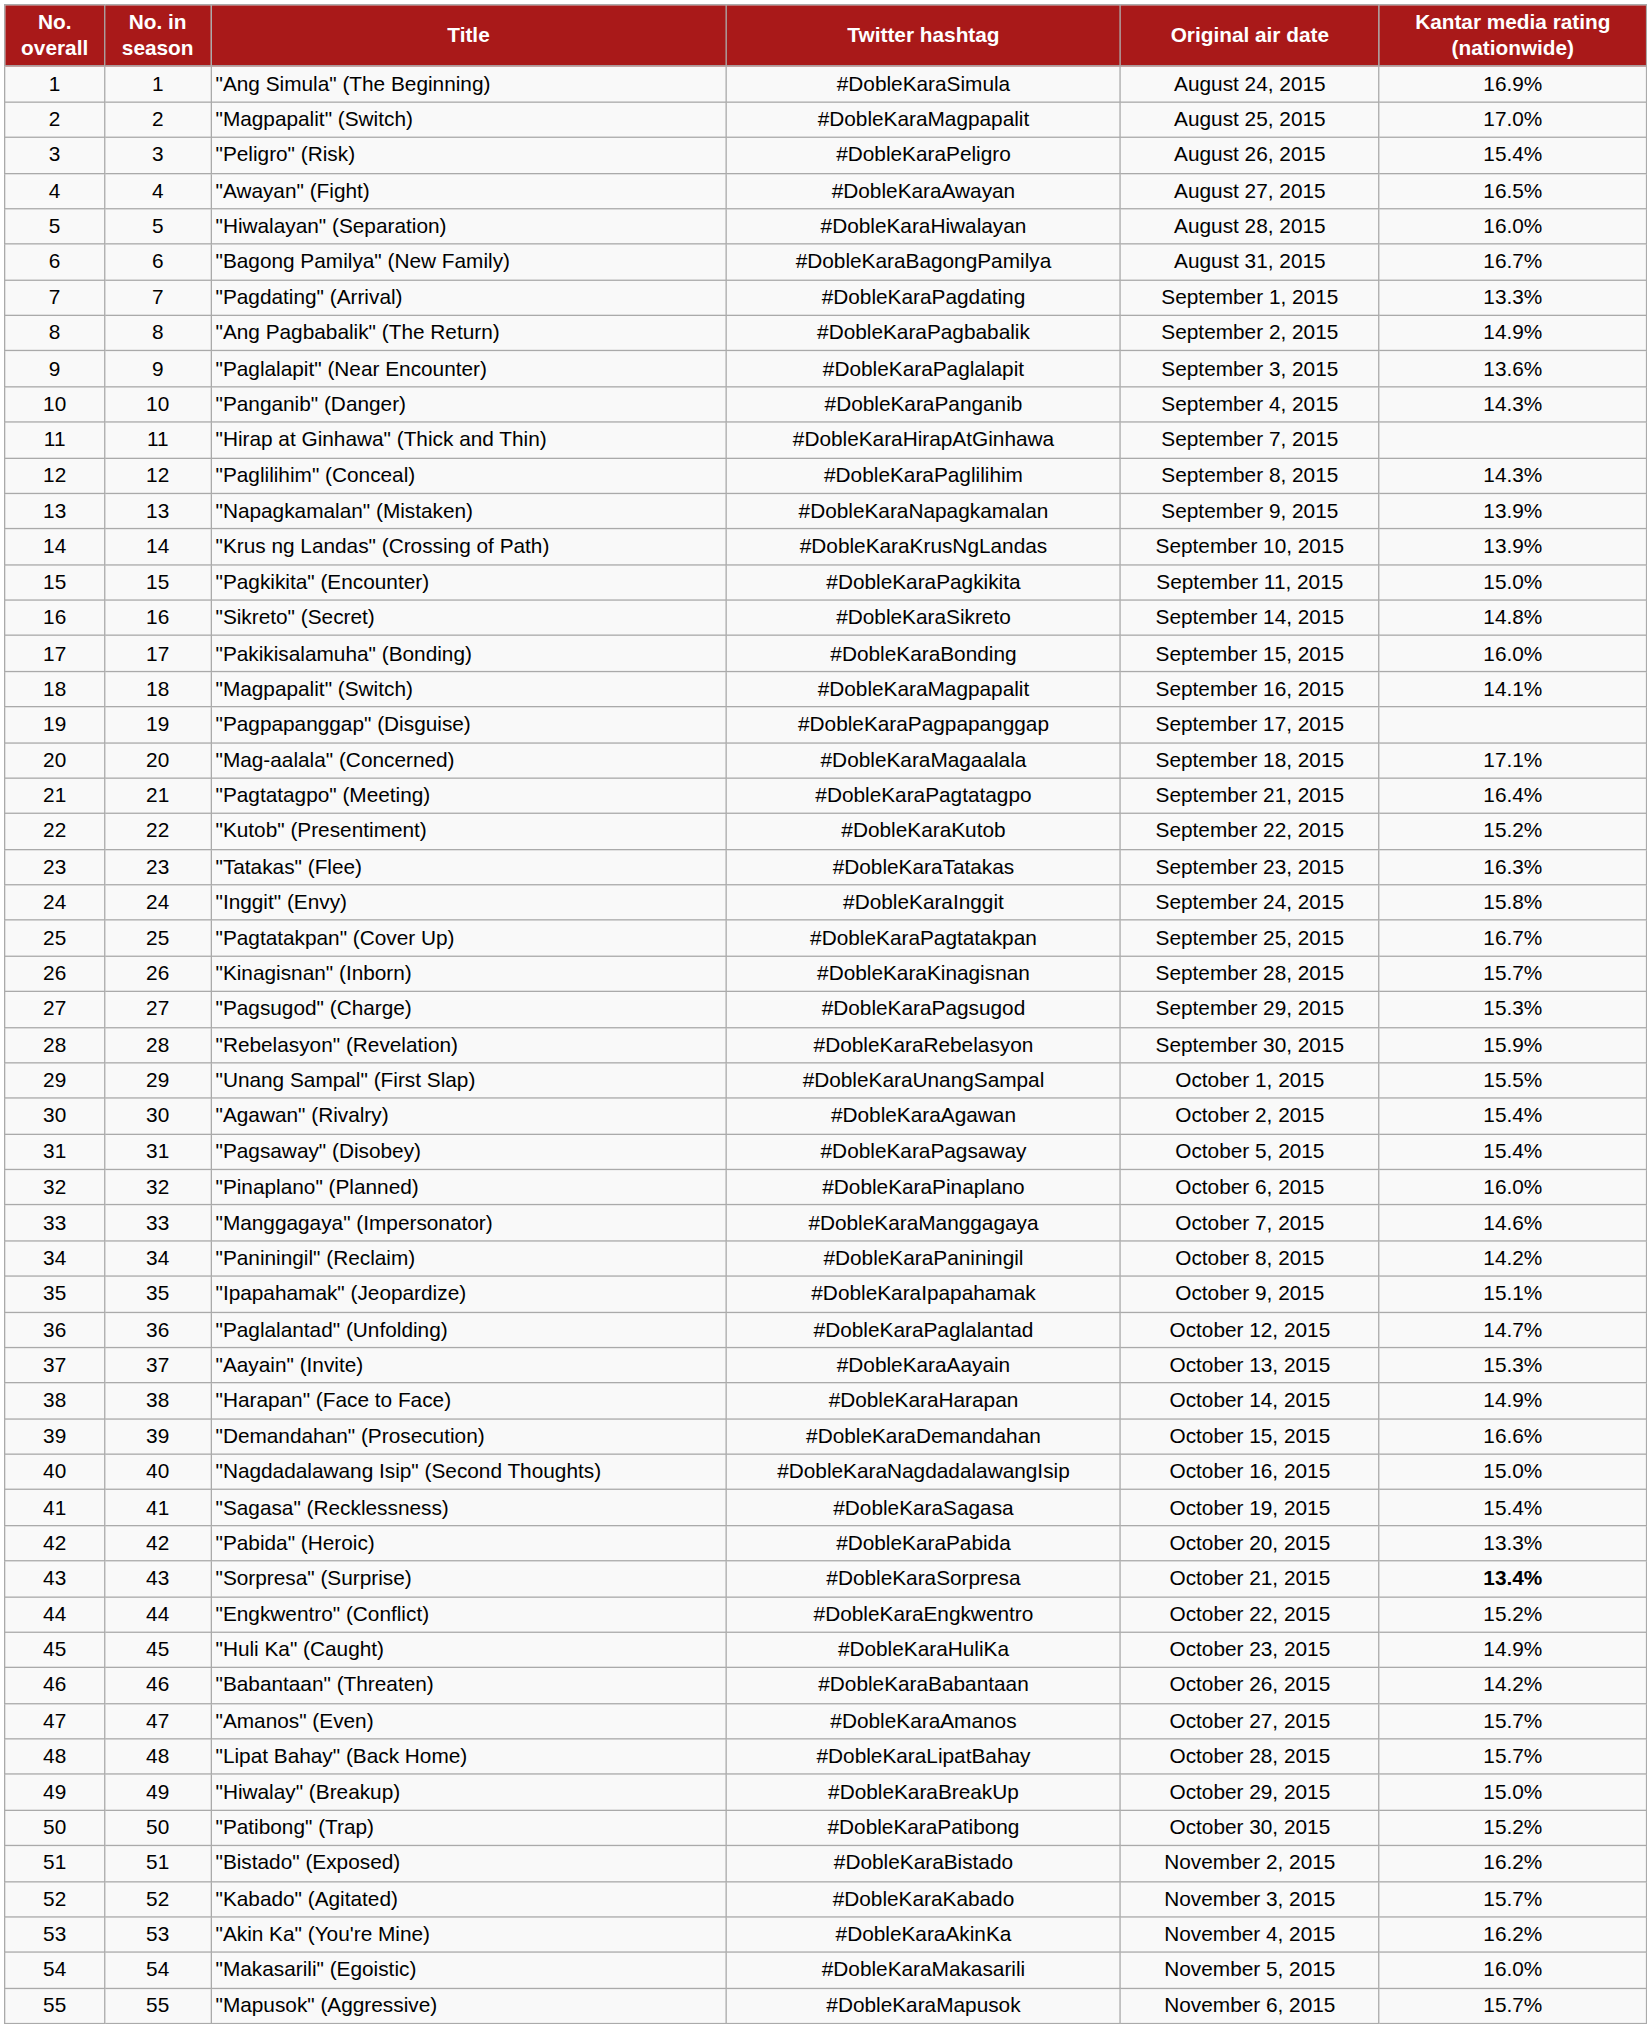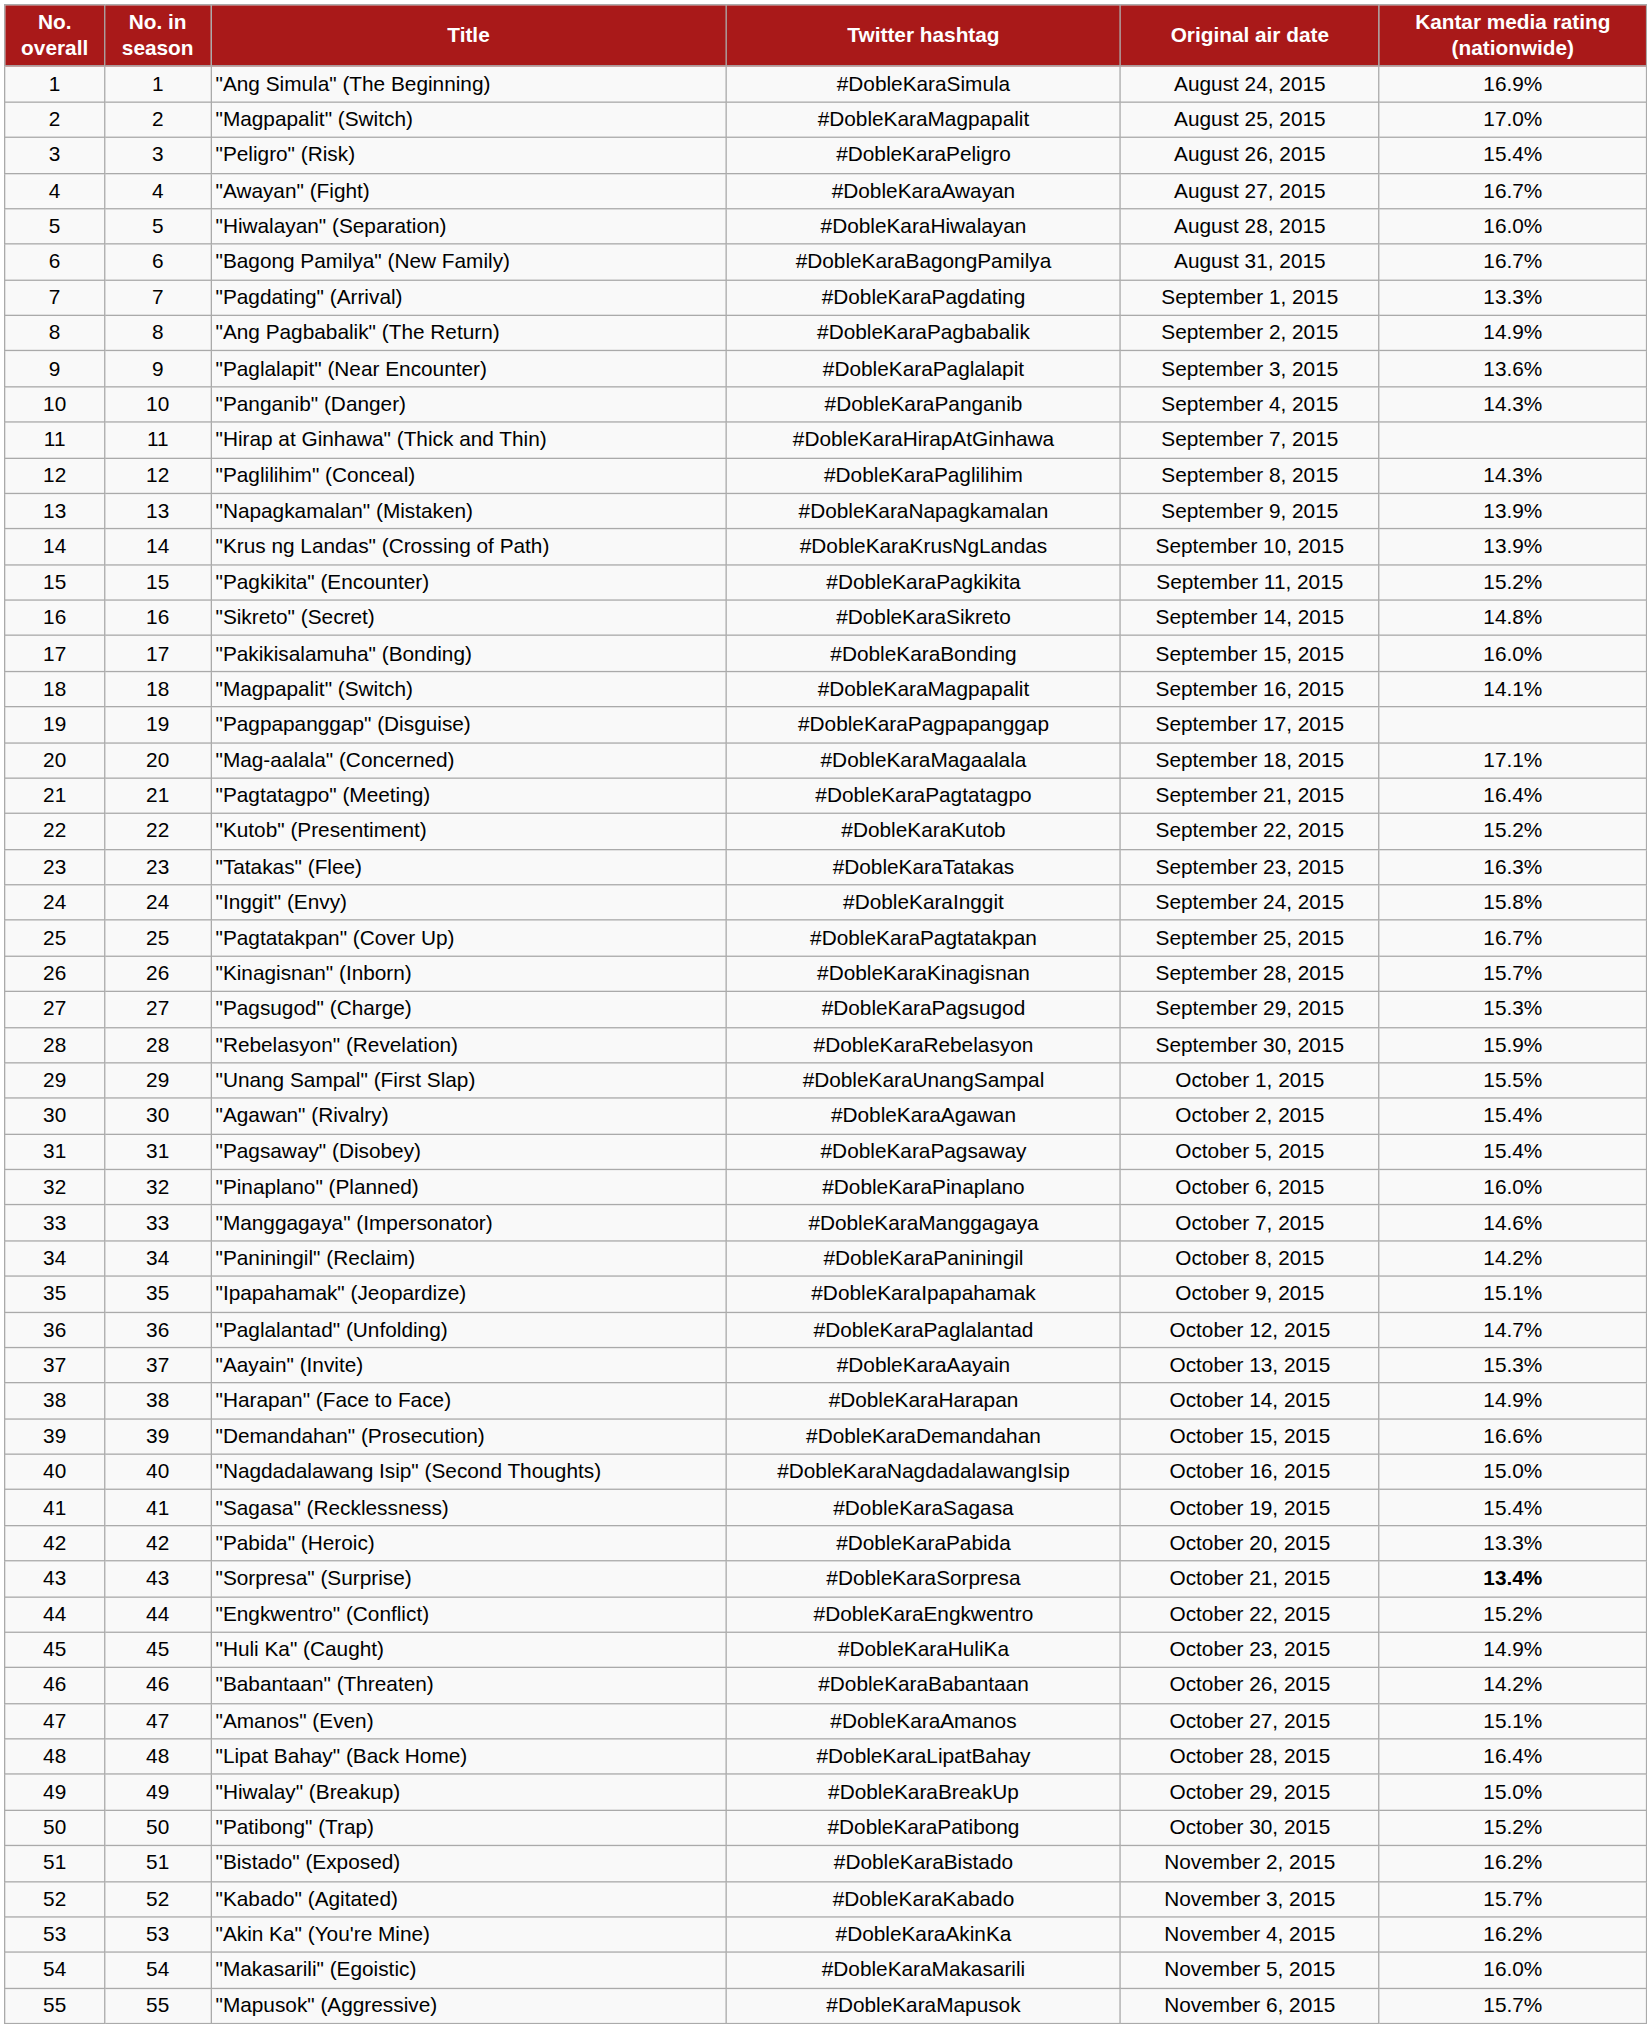(1513, 190) 16.5% -> (1513, 190) 16.7%
(1513, 582) 15.0% -> (1513, 582) 15.2%
(1513, 1720) 15.7% -> (1513, 1720) 15.1%
(1513, 1756) 15.7% -> (1513, 1756) 16.4%
